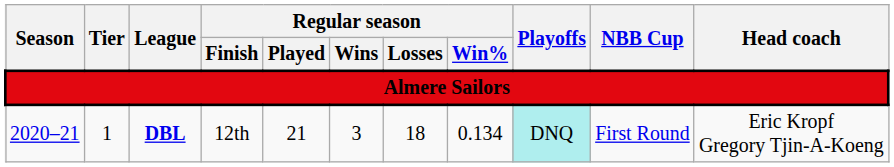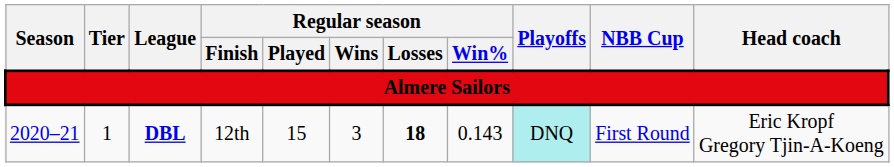(296, 134) 21 -> (296, 134) 15
(415, 134) normal -> (415, 134) bold
(480, 134) 0.134 -> (480, 134) 0.143
